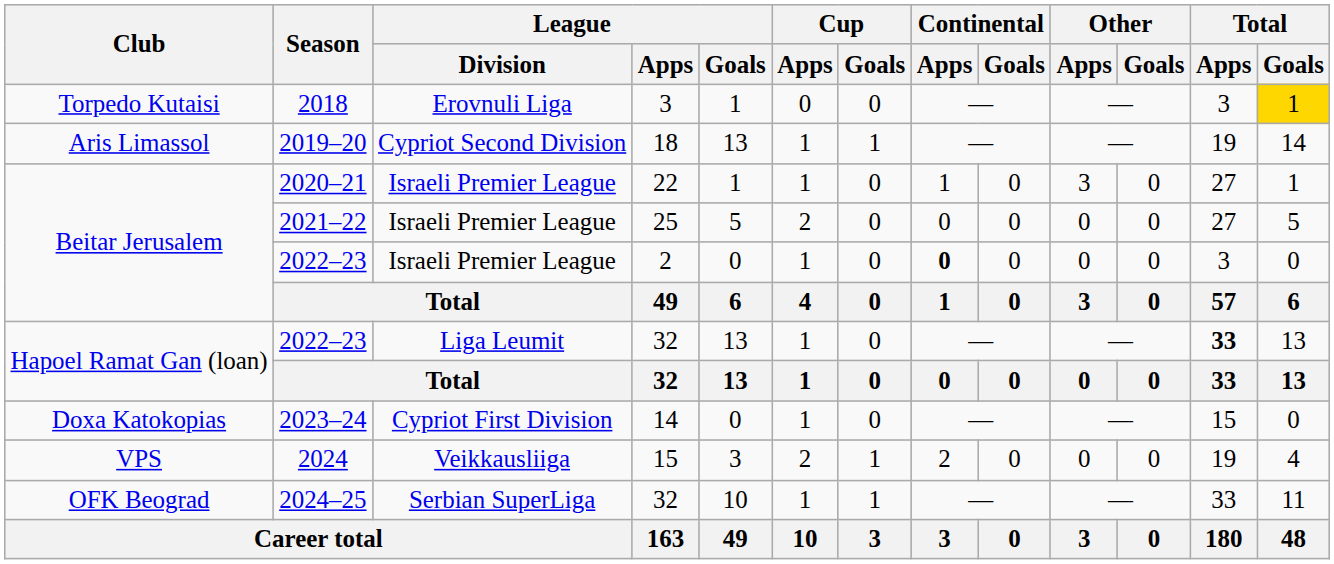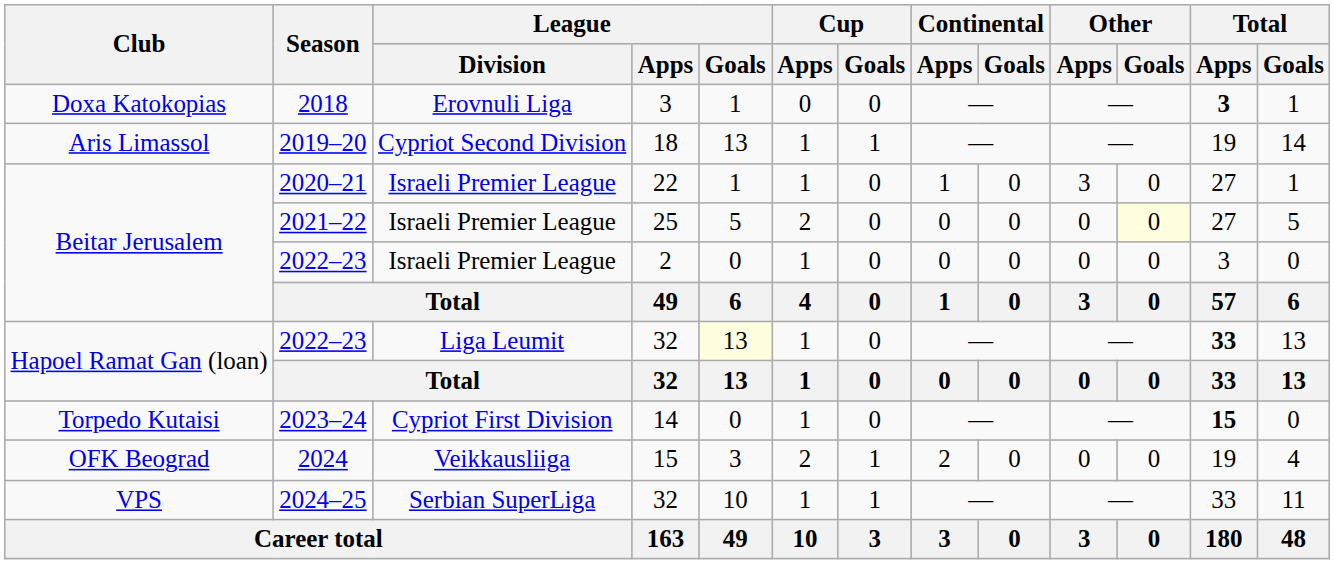(139, 103) Torpedo Kutaisi -> (139, 103) Doxa Katokopias
(1224, 103) normal -> (1224, 103) bold
(1293, 103) gold background -> (1293, 103) no background
(1154, 222) no background -> (1154, 222) lightyellow background
(945, 261) bold -> (945, 261) normal
(735, 340) no background -> (735, 340) lightyellow background
(139, 420) Doxa Katokopias -> (139, 420) Torpedo Kutaisi
(1224, 420) normal -> (1224, 420) bold
(139, 459) VPS -> (139, 459) OFK Beograd
(139, 499) OFK Beograd -> (139, 499) VPS
